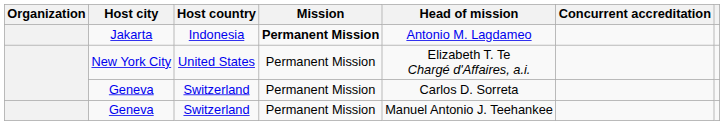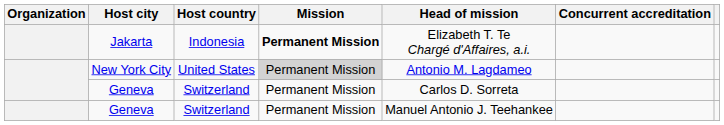(469, 34) Antonio M. Lagdameo -> (469, 42) Elizabeth T. Te Chargé d'Affaires, a.i.
(321, 62) no background -> (321, 69) lightgrey background
(469, 62) Elizabeth T. Te Chargé d'Affaires, a.i. -> (469, 69) Antonio M. Lagdameo
